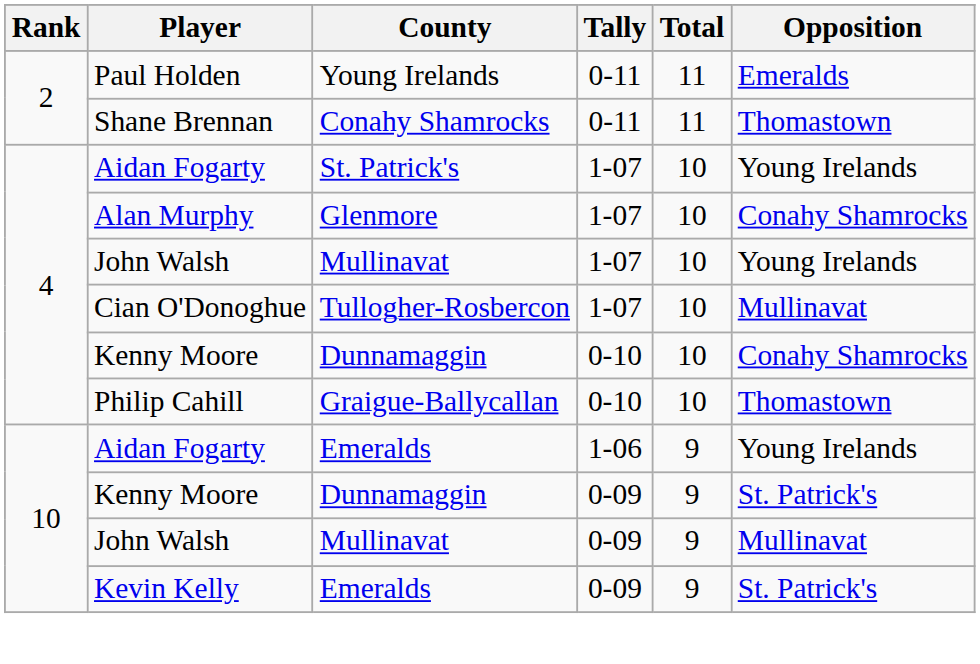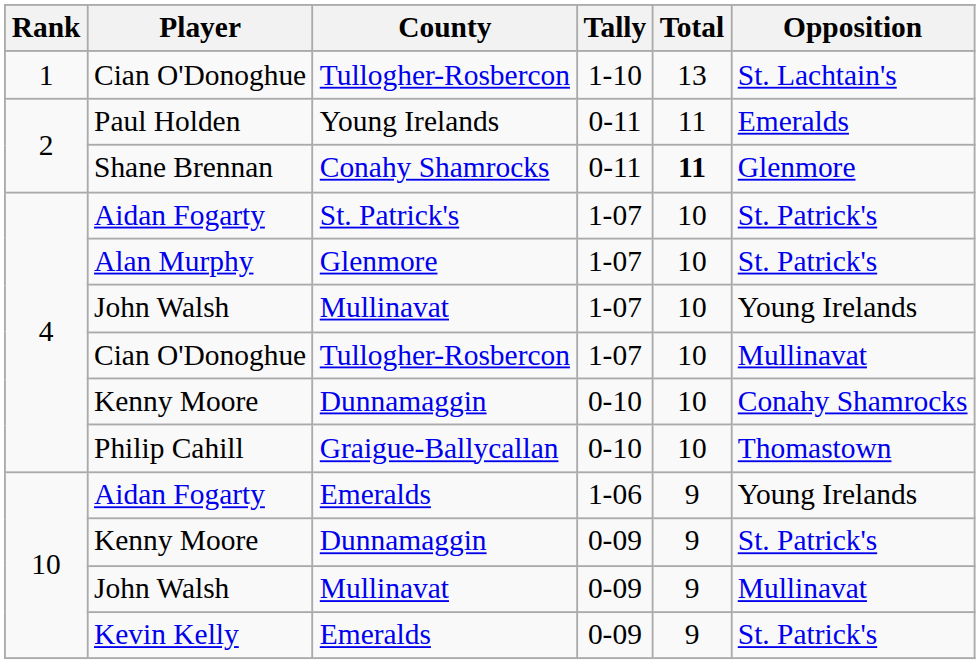+ row: (200, 74)
(692, 121) normal -> (692, 167) bold
(815, 121) Thomastown -> (797, 167) Glenmore
(827, 167) Young Irelands -> (807, 214) St. Patrick's
(853, 214) Conahy Shamrocks -> (807, 261) St. Patrick's
